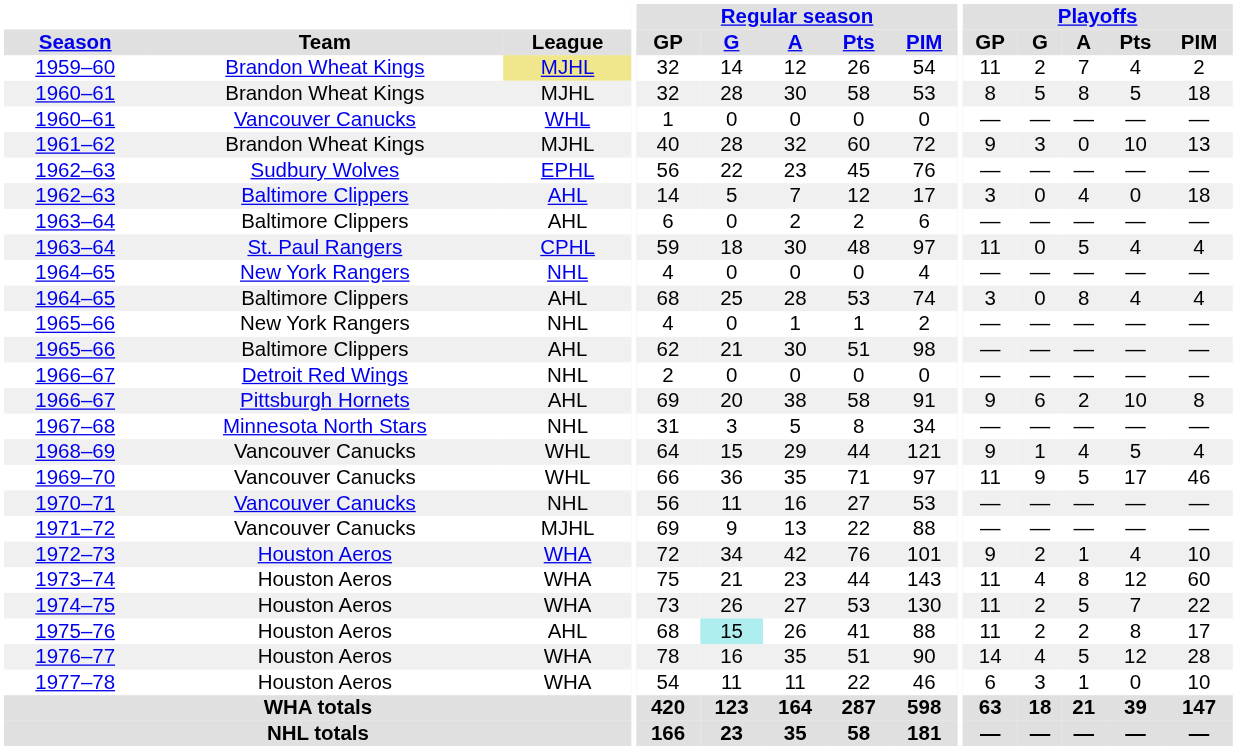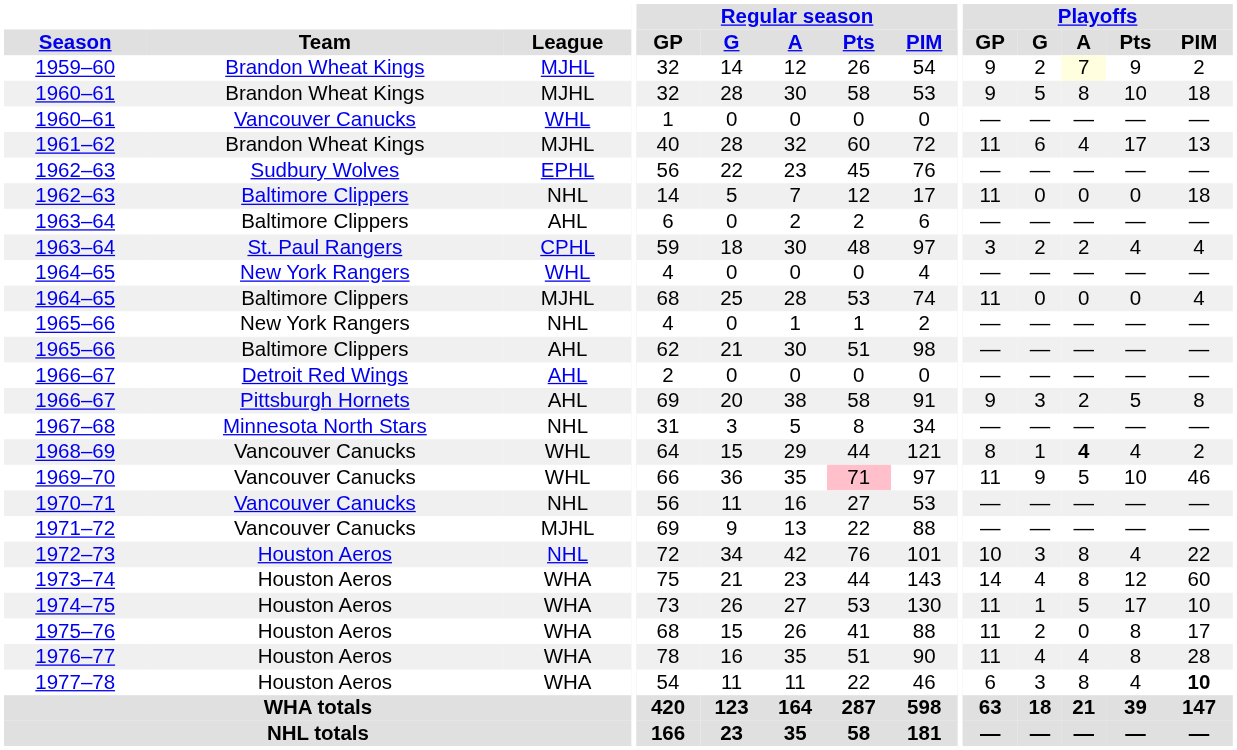(568, 67) khaki background -> (568, 67) no background
(990, 67) 11 -> (990, 67) 9
(1084, 67) no background -> (1084, 67) lightyellow background
(1135, 67) 4 -> (1135, 67) 9
(990, 93) 8 -> (990, 93) 9
(1135, 93) 5 -> (1135, 93) 10
(990, 144) 9 -> (990, 144) 11
(1040, 144) 3 -> (1040, 144) 6
(1084, 144) 0 -> (1084, 144) 4
(1135, 144) 10 -> (1135, 144) 17
(568, 195) AHL -> (568, 195) NHL
(990, 195) 3 -> (990, 195) 11
(1084, 195) 4 -> (1084, 195) 0
(990, 247) 11 -> (990, 247) 3
(1040, 247) 0 -> (1040, 247) 2
(1084, 247) 5 -> (1084, 247) 2
(568, 272) NHL -> (568, 272) WHL
(568, 298) AHL -> (568, 298) MJHL
(990, 298) 3 -> (990, 298) 11
(1084, 298) 8 -> (1084, 298) 0
(1135, 298) 4 -> (1135, 298) 0
(568, 375) NHL -> (568, 375) AHL
(1040, 400) 6 -> (1040, 400) 3
(1135, 400) 10 -> (1135, 400) 5
(990, 451) 9 -> (990, 451) 8
(1084, 451) normal -> (1084, 451) bold
(1135, 451) 5 -> (1135, 451) 4
(1199, 451) 4 -> (1199, 451) 2
(859, 477) no background -> (859, 477) pink background
(1135, 477) 17 -> (1135, 477) 10
(568, 554) WHA -> (568, 554) NHL
(990, 554) 9 -> (990, 554) 10
(1040, 554) 2 -> (1040, 554) 3
(1084, 554) 1 -> (1084, 554) 8
(1199, 554) 10 -> (1199, 554) 22
(990, 579) 11 -> (990, 579) 14
(1040, 605) 2 -> (1040, 605) 1
(1135, 605) 7 -> (1135, 605) 17
(1199, 605) 22 -> (1199, 605) 10
(568, 631) AHL -> (568, 631) WHA
(732, 631) paleturquoise background -> (732, 631) no background
(1084, 631) 2 -> (1084, 631) 0
(990, 656) 14 -> (990, 656) 11
(1084, 656) 5 -> (1084, 656) 4
(1135, 656) 12 -> (1135, 656) 8
(1084, 682) 1 -> (1084, 682) 8
(1135, 682) 0 -> (1135, 682) 4
(1199, 682) normal -> (1199, 682) bold
